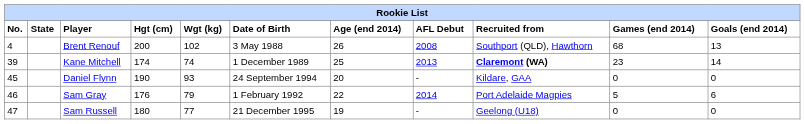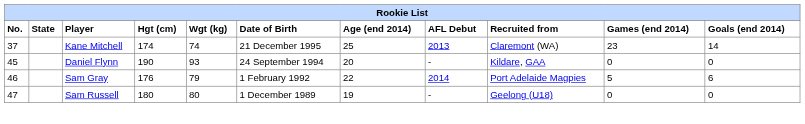- row: (91, 45)
(12, 62) 39 -> (12, 45) 37
(271, 62) 1 December 1989 -> (280, 45) 21 December 1995
(512, 62) bold -> (524, 45) normal
(189, 111) 77 -> (194, 94) 80
(274, 111) 21 December 1995 -> (278, 94) 1 December 1989
